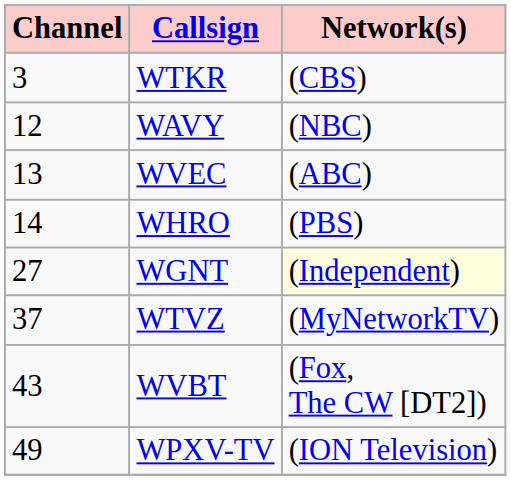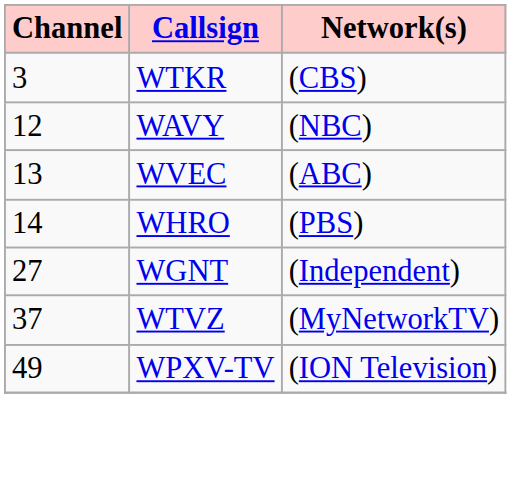(374, 271) lightyellow background -> (374, 271) no background
- row: (181, 385)
